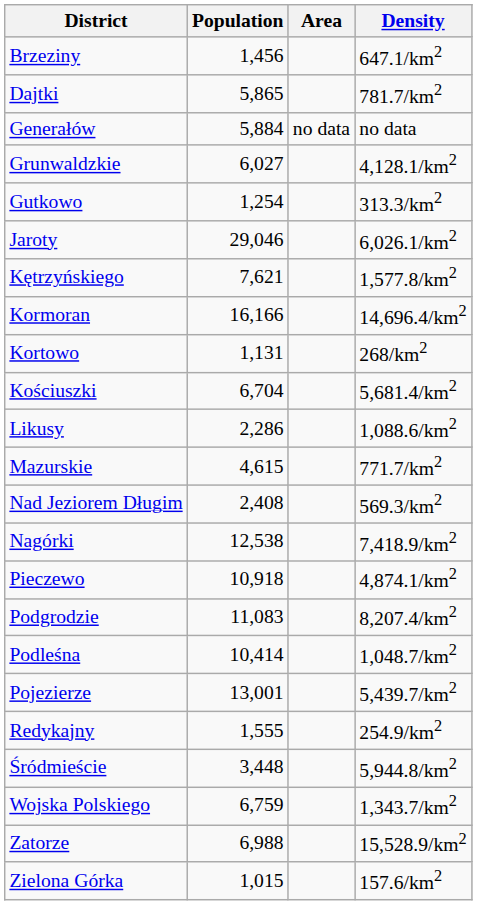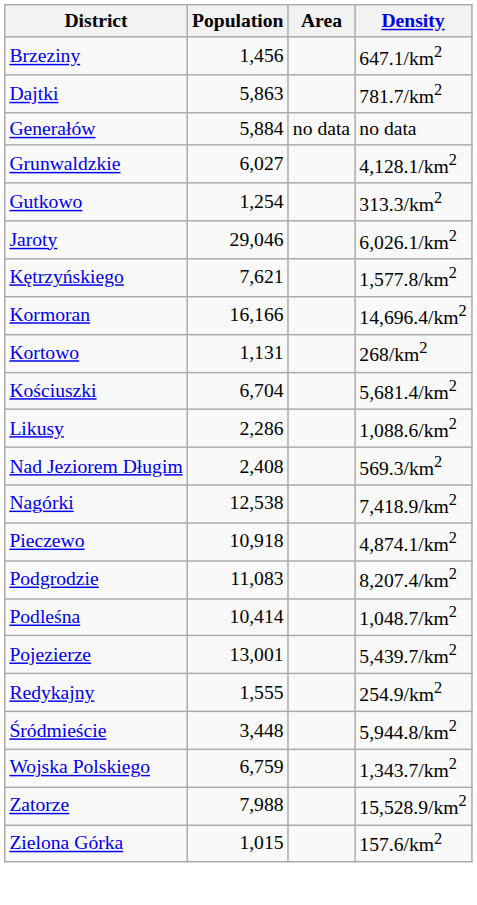(261, 94) 5,865 -> (261, 94) 5,863
- row: (51, 466)
(261, 843) 6,988 -> (261, 806) 7,988
